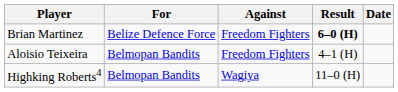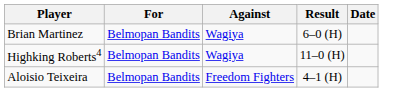(161, 34) Belize Defence Force -> (154, 34) Belmopan Bandits
(265, 34) Freedom Fighters -> (225, 34) Wagiya
(338, 34) bold -> (322, 34) normal
rows swapped: (54, 75) <-> (47, 53)
